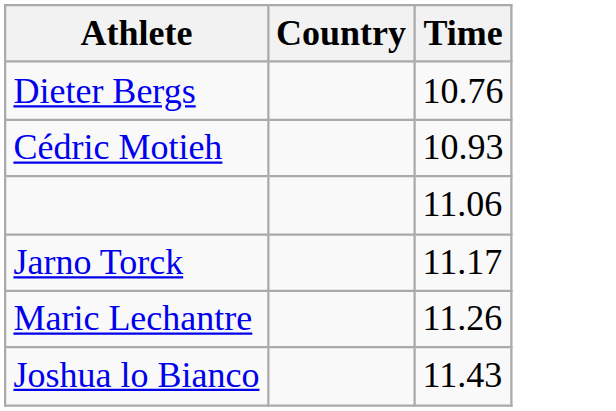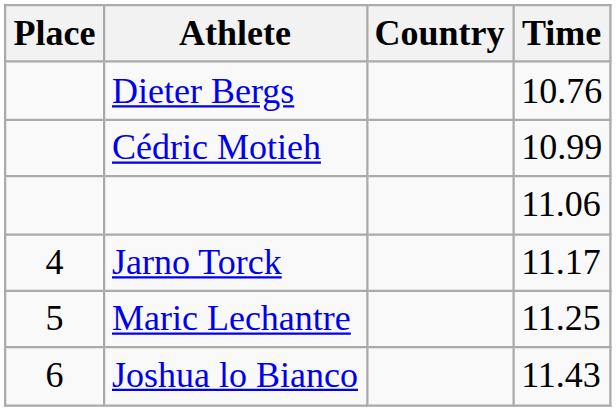+ column: (54, 33)
(463, 147) 10.93 -> (562, 147) 10.99
(462, 318) 11.26 -> (561, 318) 11.25
